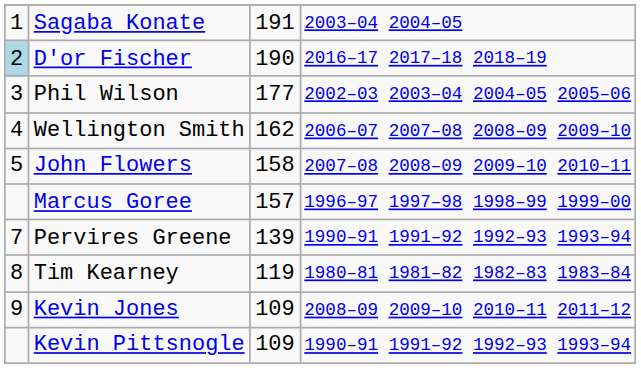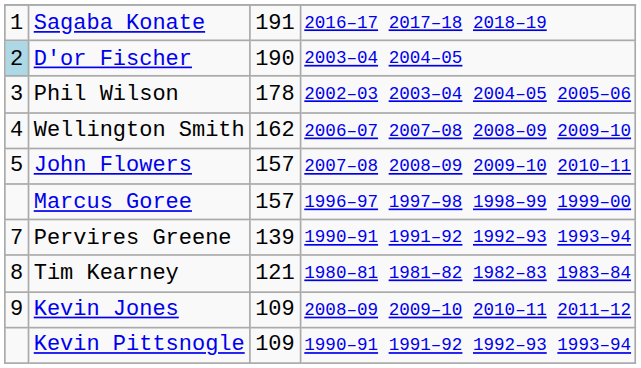(383, 23) 2003–04 2004–05 -> (426, 23) 2016–17 2017–18 2018–19
(426, 59) 2016–17 2017–18 2018–19 -> (383, 59) 2003–04 2004–05
(275, 94) 177 -> (275, 94) 178
(275, 166) 158 -> (275, 166) 157
(275, 273) 119 -> (275, 273) 121
